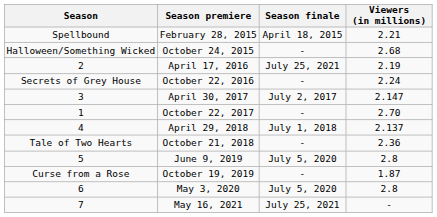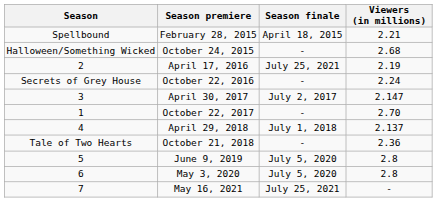- row: (208, 174)
